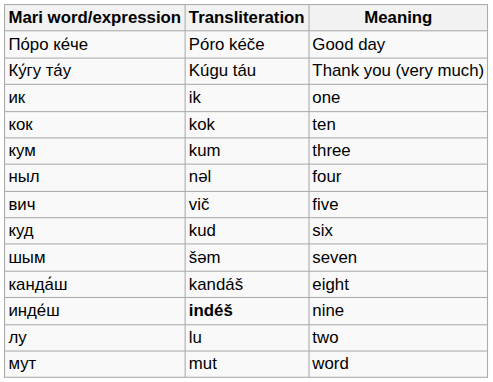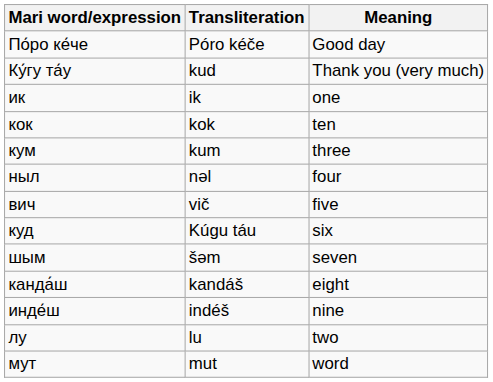(222, 71) Kúgu táu -> (202, 71) kud
(202, 230) kud -> (222, 230) Kúgu táu
(211, 310) bold -> (209, 310) normal
